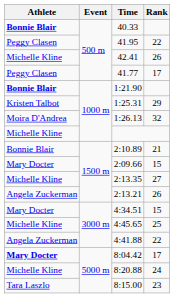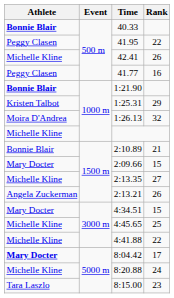(157, 73) 17 -> (157, 73) 16
(42, 240) Angela Zuckerman -> (34, 240) Michelle Kline
